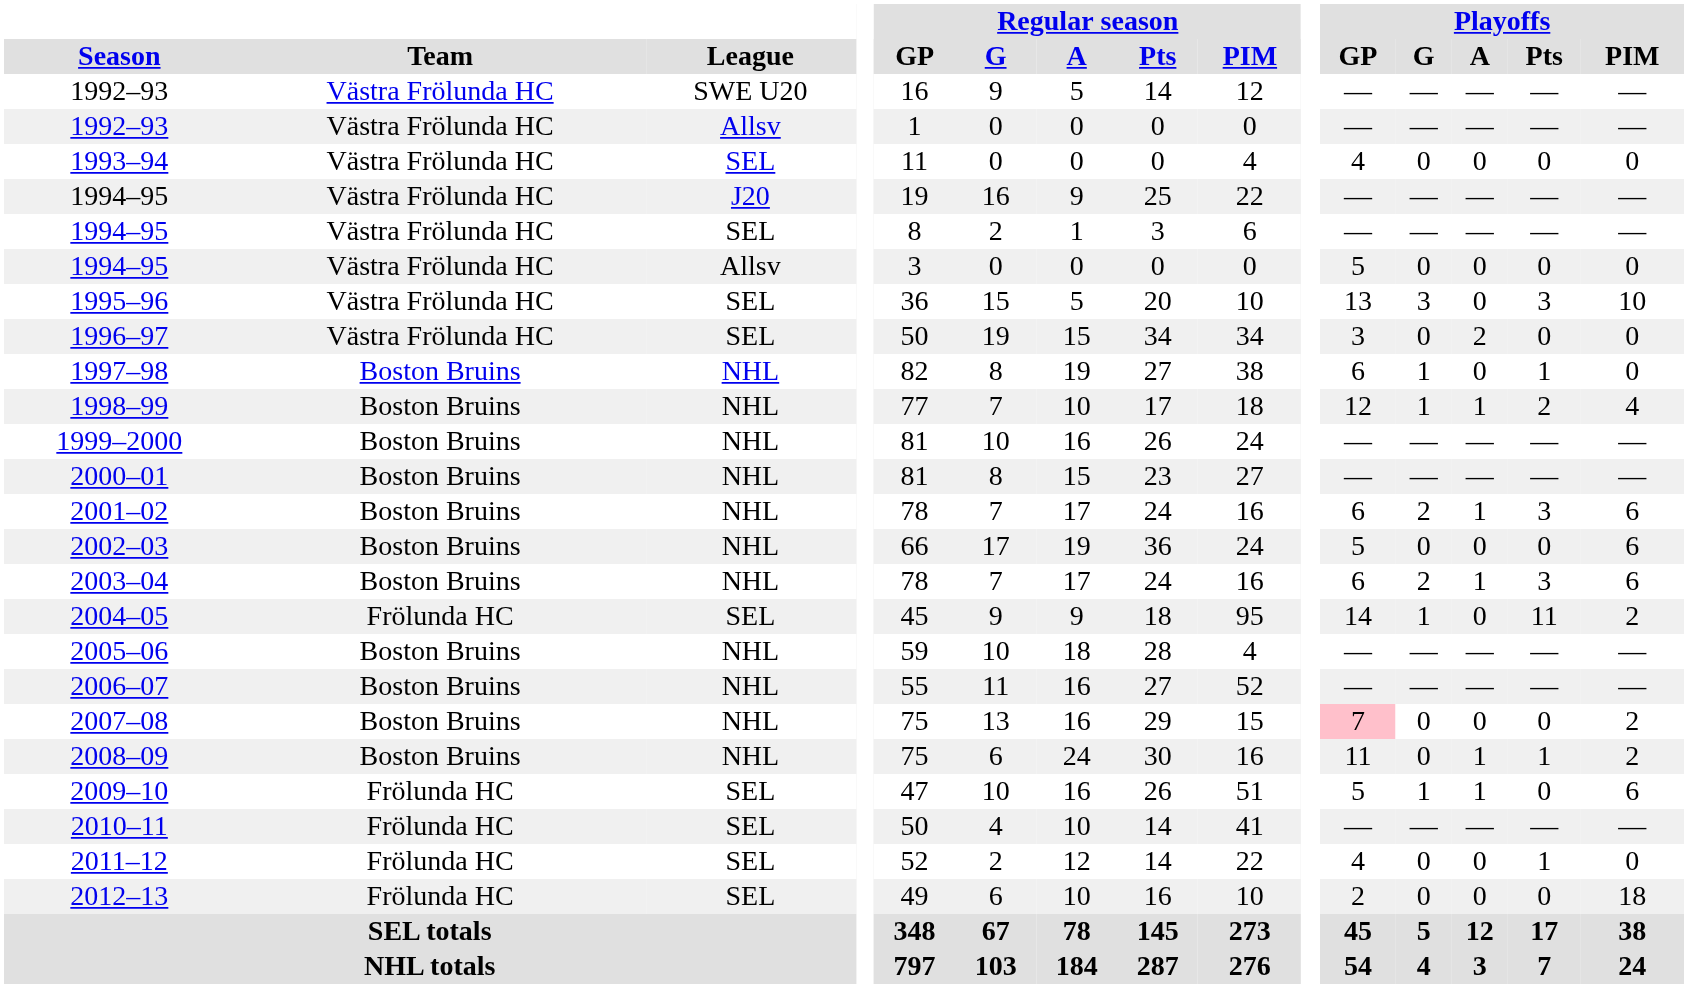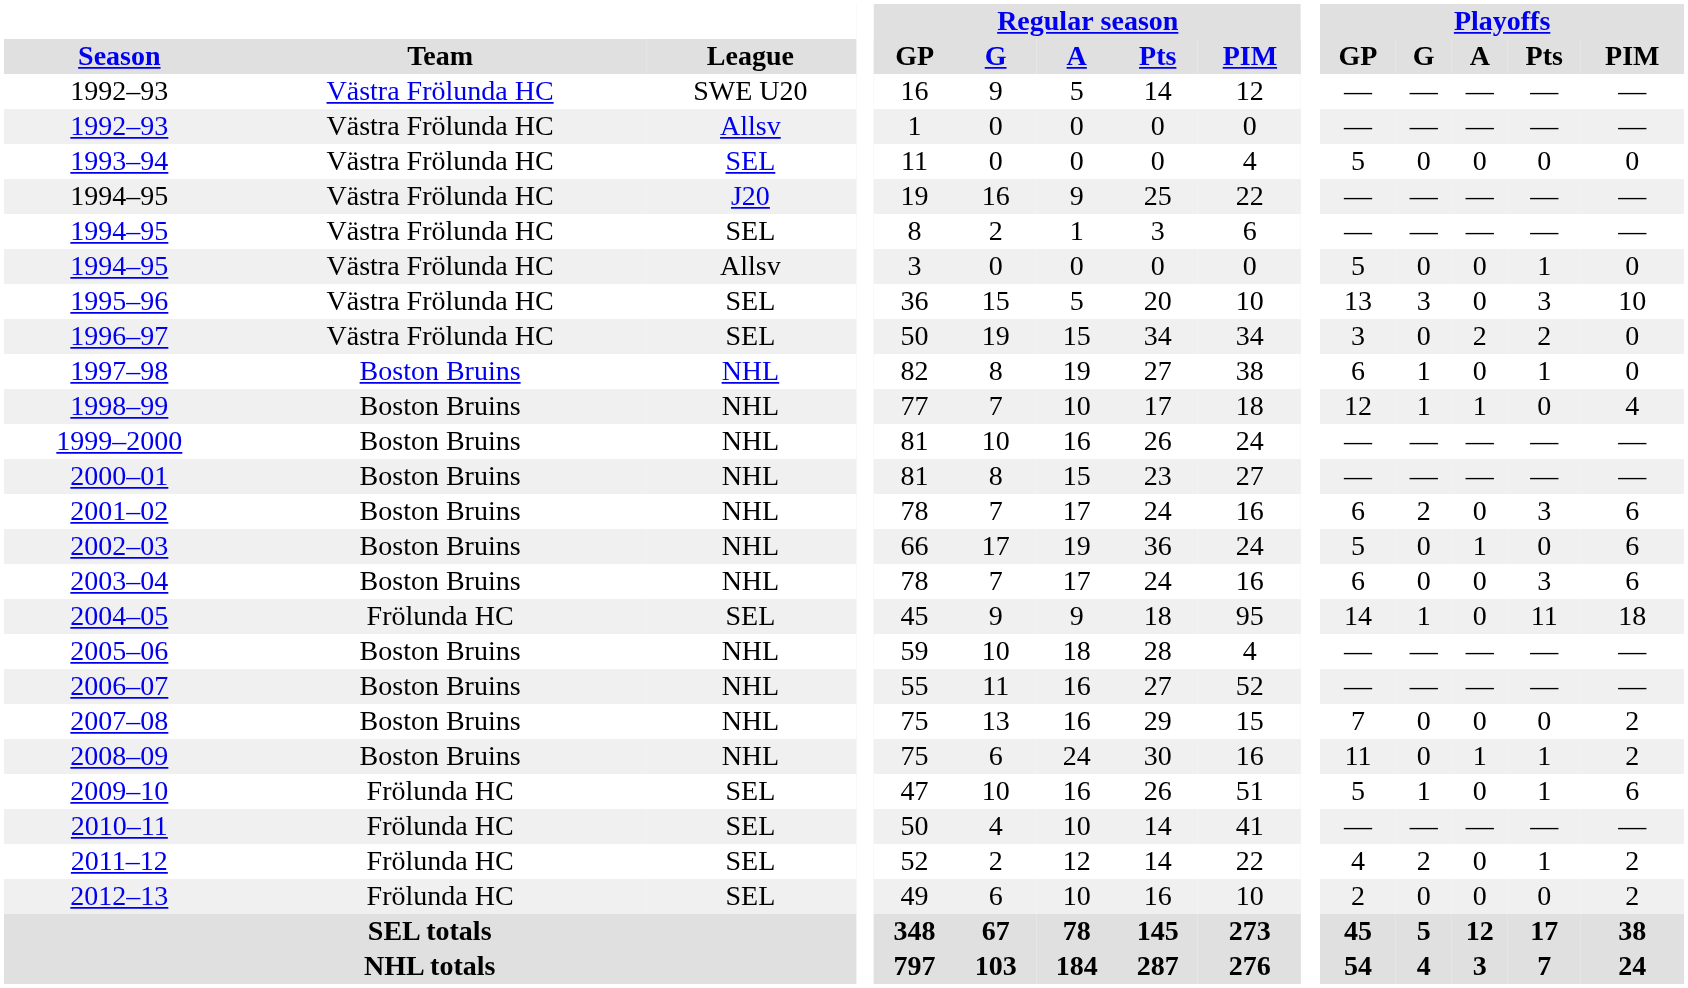(1358, 161) 4 -> (1358, 161) 5
(1544, 266) 0 -> (1544, 266) 1
(1544, 336) 0 -> (1544, 336) 2
(1544, 406) 2 -> (1544, 406) 0
(1480, 511) 1 -> (1480, 511) 0
(1480, 546) 0 -> (1480, 546) 1
(1424, 581) 2 -> (1424, 581) 0
(1480, 581) 1 -> (1480, 581) 0
(1632, 616) 2 -> (1632, 616) 18
(1358, 721) pink background -> (1358, 721) no background
(1480, 791) 1 -> (1480, 791) 0
(1544, 791) 0 -> (1544, 791) 1
(1424, 861) 0 -> (1424, 861) 2
(1632, 861) 0 -> (1632, 861) 2
(1632, 896) 18 -> (1632, 896) 2
